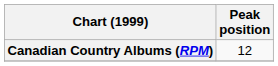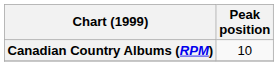(245, 50) 12 -> (245, 50) 10
